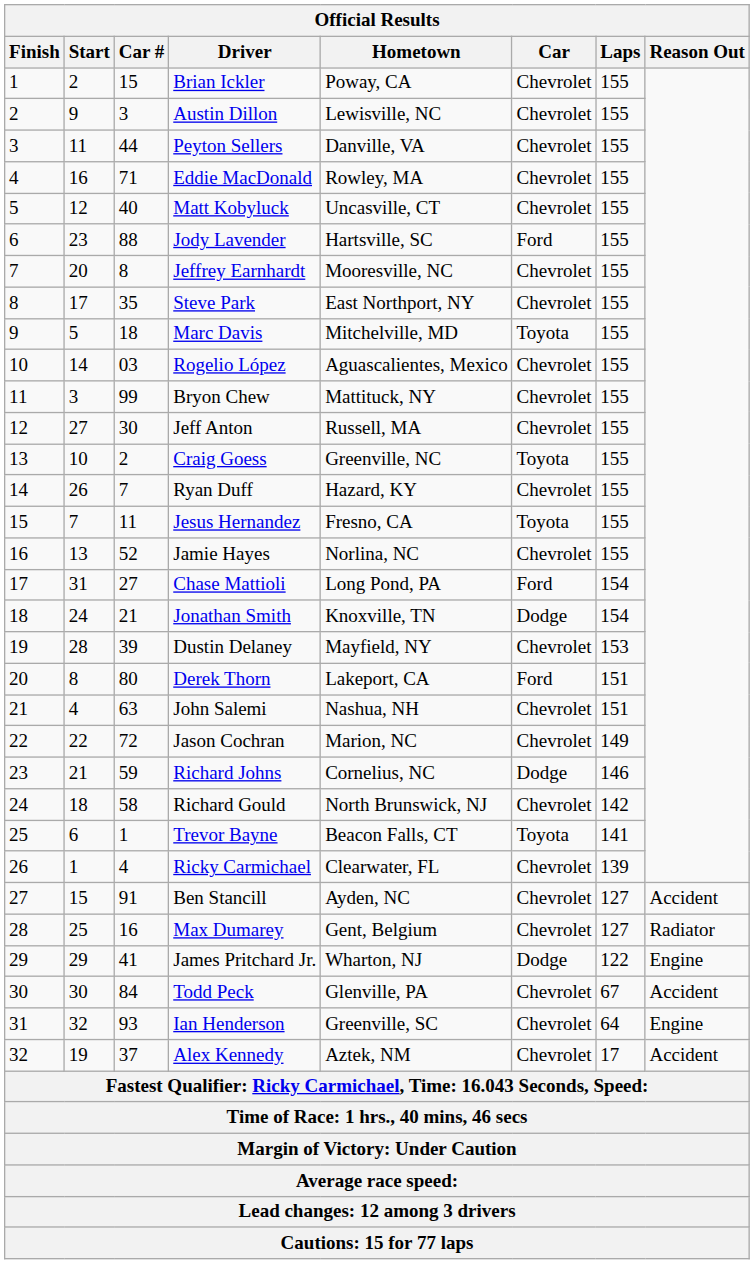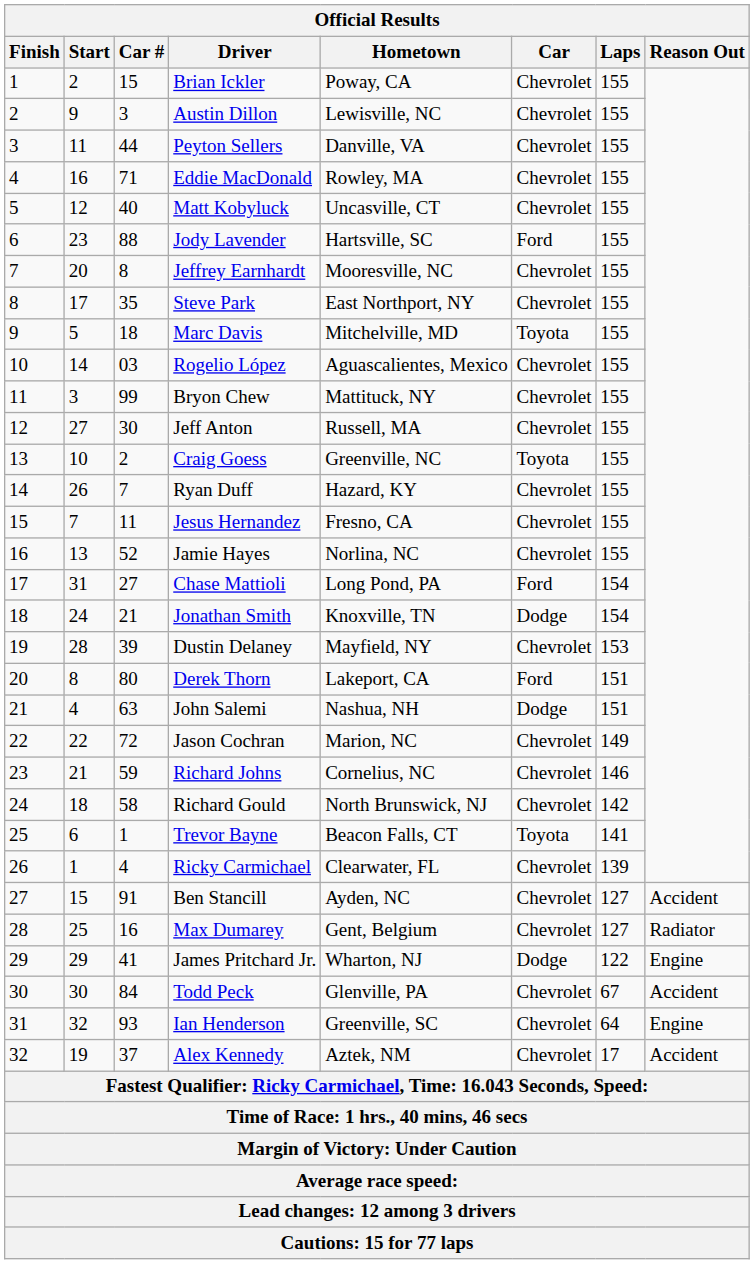(543, 522) Toyota -> (554, 522) Chevrolet
(554, 710) Chevrolet -> (542, 710) Dodge
(542, 772) Dodge -> (554, 772) Chevrolet
